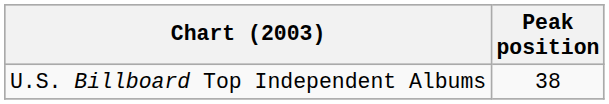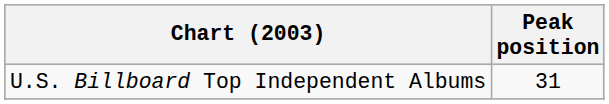(548, 82) 38 -> (548, 82) 31
